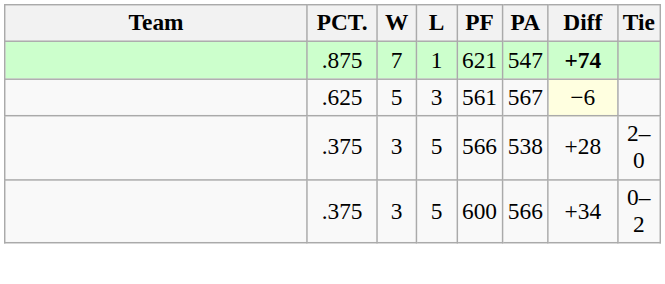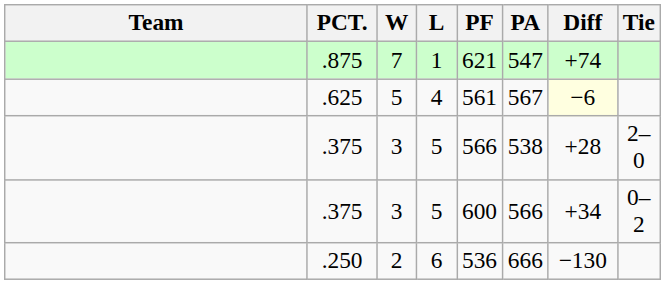(583, 60) bold -> (583, 60) normal
(437, 97) 3 -> (437, 97) 4
+ row: (342, 260)
